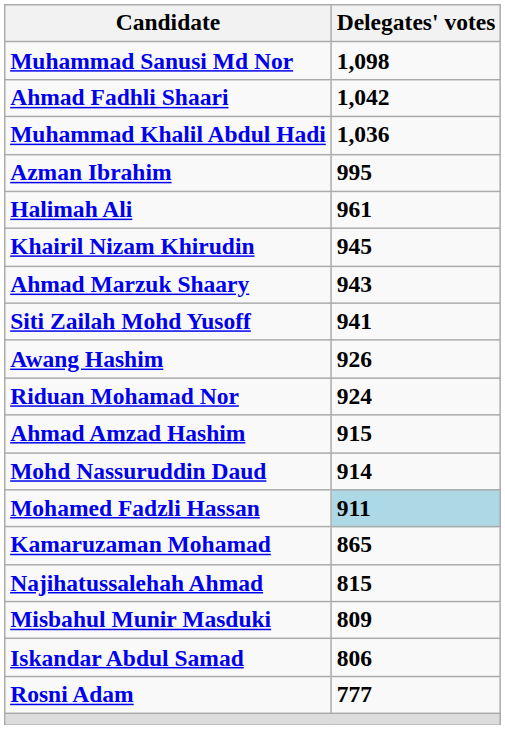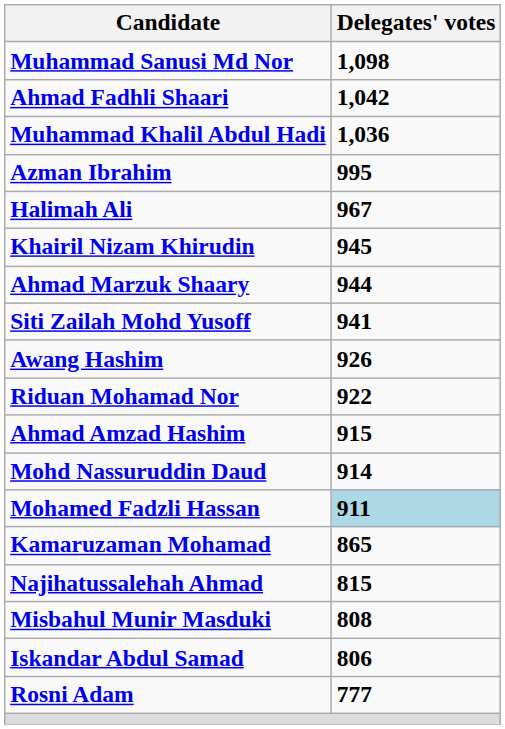(354, 209) 961 -> (354, 209) 967
(354, 284) 943 -> (354, 284) 944
(354, 396) 924 -> (354, 396) 922
(354, 619) 809 -> (354, 619) 808
